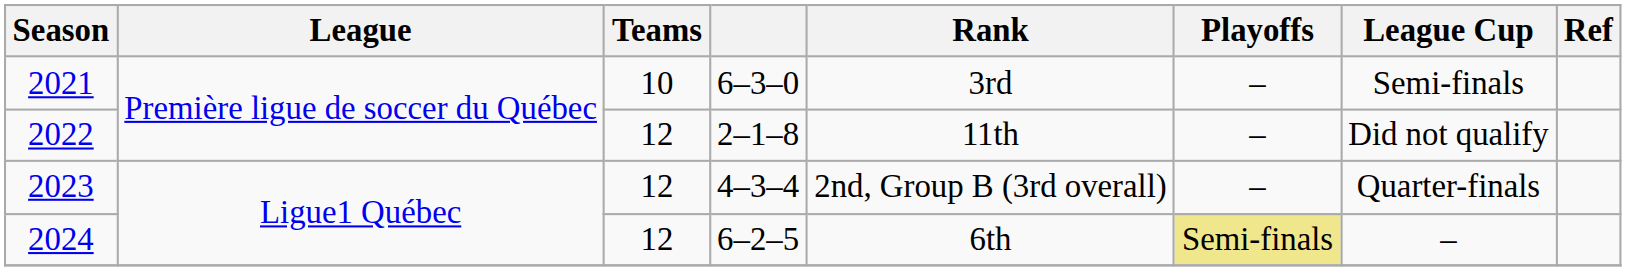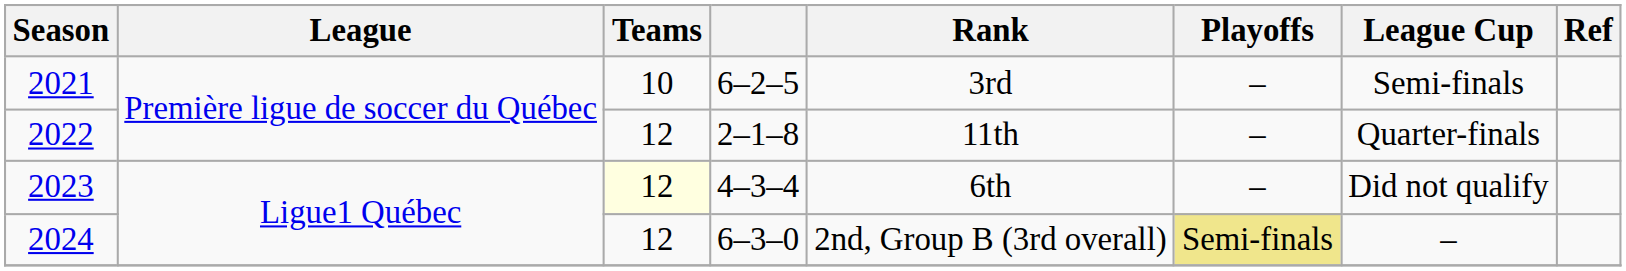(758, 82) 6–3–0 -> (758, 82) 6–2–5
(1448, 134) Did not qualify -> (1448, 134) Quarter-finals
(657, 186) no background -> (657, 186) lightyellow background
(990, 186) 2nd, Group B (3rd overall) -> (990, 186) 6th
(1448, 186) Quarter-finals -> (1448, 186) Did not qualify
(758, 238) 6–2–5 -> (758, 238) 6–3–0
(990, 238) 6th -> (990, 238) 2nd, Group B (3rd overall)
